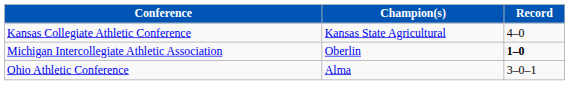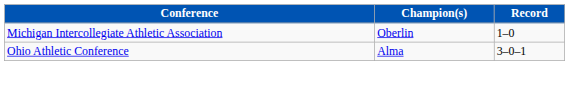- row: (99, 32)
(516, 51) bold -> (506, 32) normal
